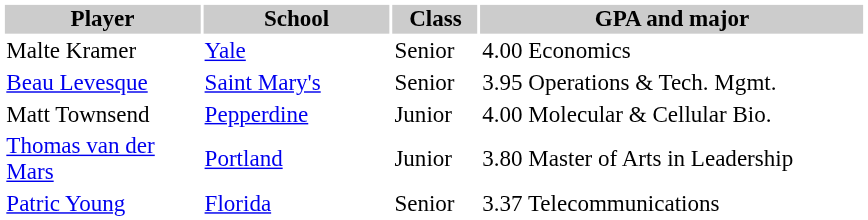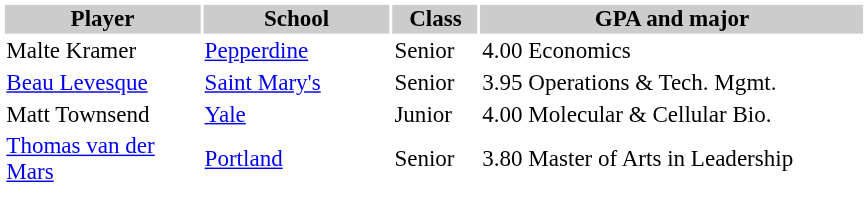(225, 50) Yale -> (256, 50) Pepperdine
(256, 114) Pepperdine -> (225, 114) Yale
(423, 158) Junior -> (424, 158) Senior
- row: (66, 203)
